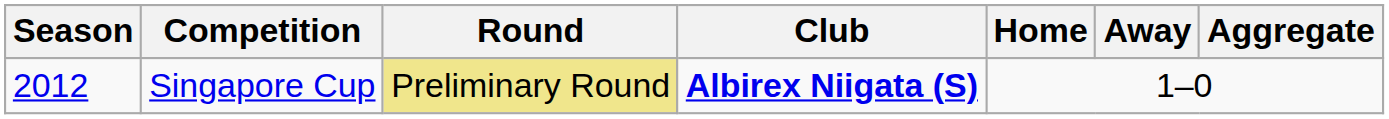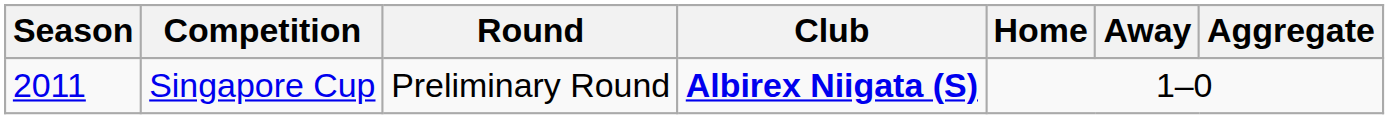(51, 85) 2012 -> (49, 85) 2011
(531, 85) khaki background -> (531, 85) no background
